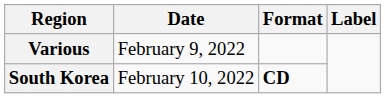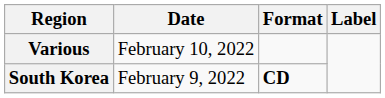(181, 48) February 9, 2022 -> (186, 48) February 10, 2022
(186, 78) February 10, 2022 -> (181, 78) February 9, 2022
